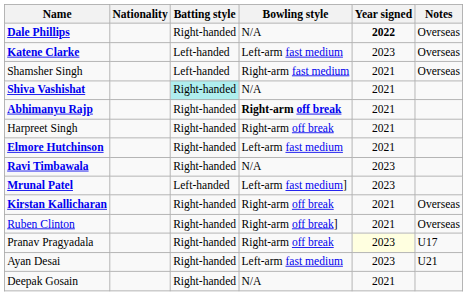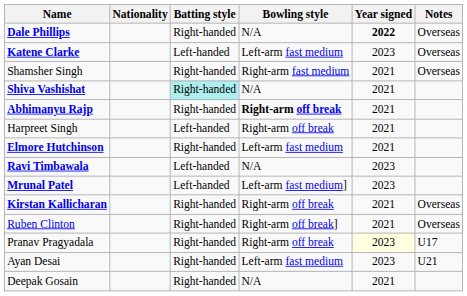(201, 70) Left-handed -> (205, 70) Right-handed
(205, 128) Right-handed -> (201, 128) Left-handed
(205, 166) Right-handed -> (201, 166) Left-handed
